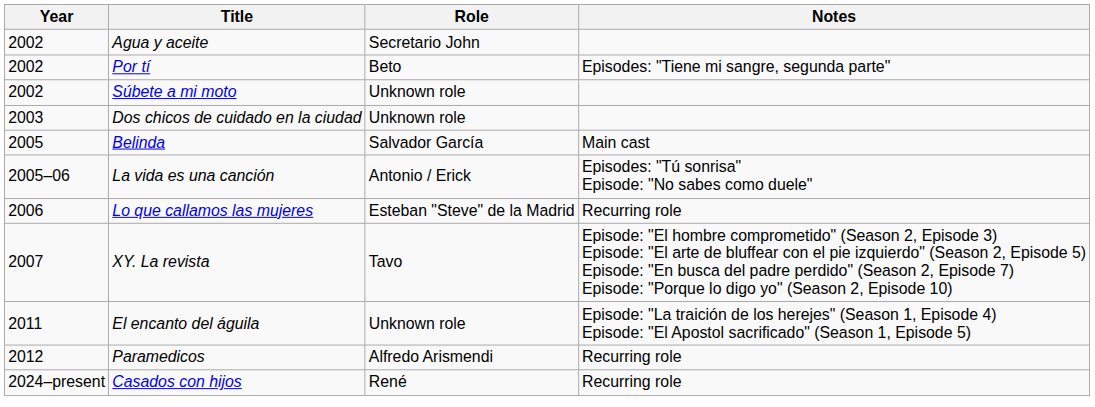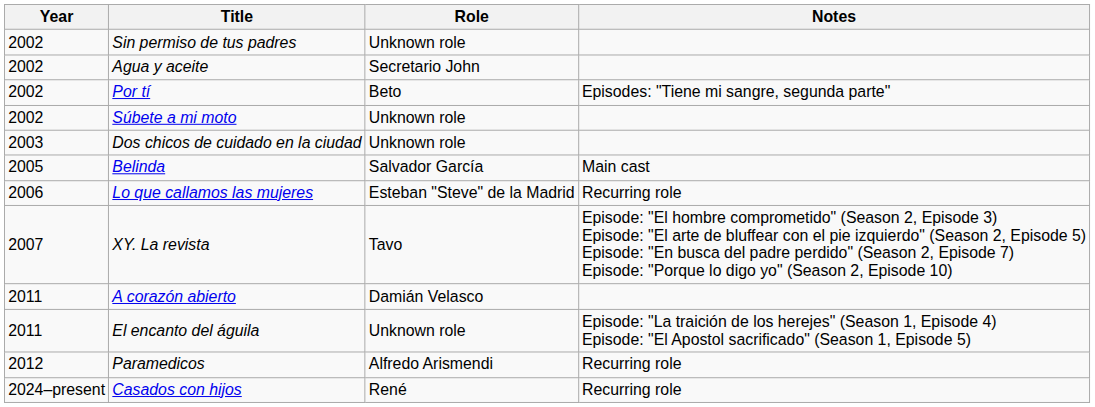+ row: (204, 42)
- row: (193, 176)
+ row: (174, 296)
